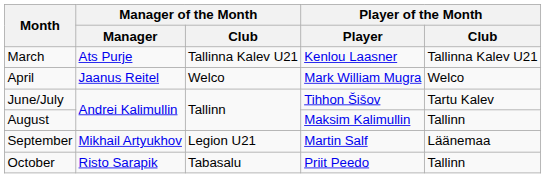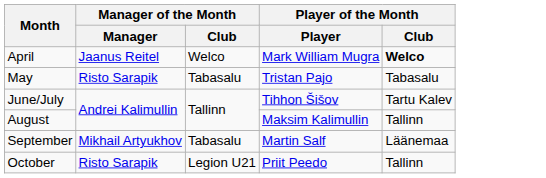- row: (26, 57)
(446, 78) normal -> (405, 57) bold
+ row: (20, 78)
(222, 141) Legion U21 -> (215, 141) Tabasalu
(215, 162) Tabasalu -> (222, 162) Legion U21
